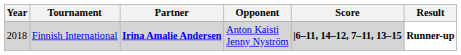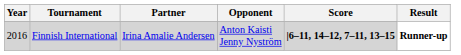(17, 36) 2018 -> (17, 36) 2016
(172, 36) bold -> (168, 36) normal
